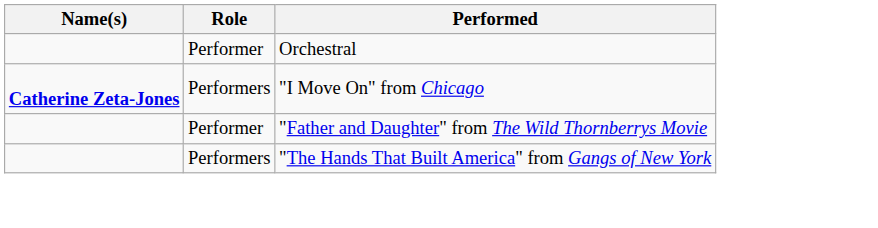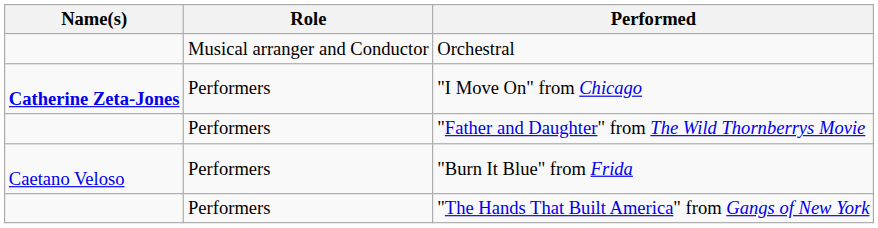(226, 48) Performer -> (308, 48) Musical arranger and Conductor
(226, 128) Performer -> (229, 128) Performers
+ row: (535, 168)
